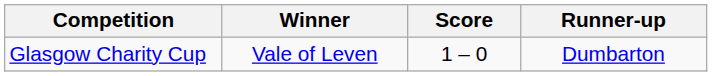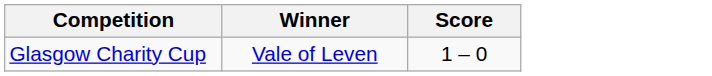- column: (613, 20)
